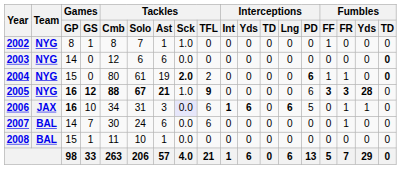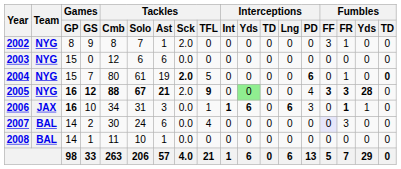(90, 44) 1 -> (90, 44) 9
(186, 44) 1.0 -> (186, 44) 2.0
(329, 44) 1 -> (329, 44) 3
(346, 44) 0 -> (346, 44) 1
(71, 60) 14 -> (71, 60) 15
(387, 60) bold -> (387, 60) normal
(90, 76) 0 -> (90, 76) 7
(209, 76) 2 -> (209, 76) 5
(329, 76) 1 -> (329, 76) 0
(186, 92) 1.0 -> (186, 92) 2.0
(249, 92) no background -> (249, 92) lightgreen background
(311, 92) 6 -> (311, 92) 4
(186, 108) lavender background -> (186, 108) no background
(209, 108) 6 -> (209, 108) 1
(311, 108) 5 -> (311, 108) 3
(346, 108) normal -> (346, 108) bold
(90, 124) 7 -> (90, 124) 2
(209, 124) 6 -> (209, 124) 4
(329, 124) no background -> (329, 124) lavender background
(346, 124) 1 -> (346, 124) 3
(71, 140) 15 -> (71, 140) 14
